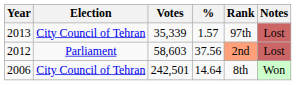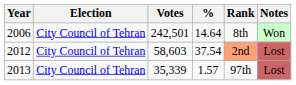rows swapped: (19, 70) <-> (19, 32)
(91, 51) Parliament -> (91, 51) City Council of Tehran
(208, 51) 37.56 -> (208, 51) 37.54
